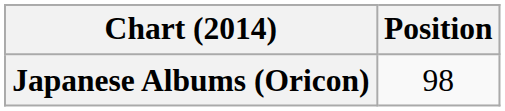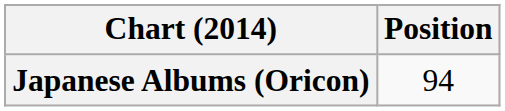(438, 79) 98 -> (438, 79) 94
